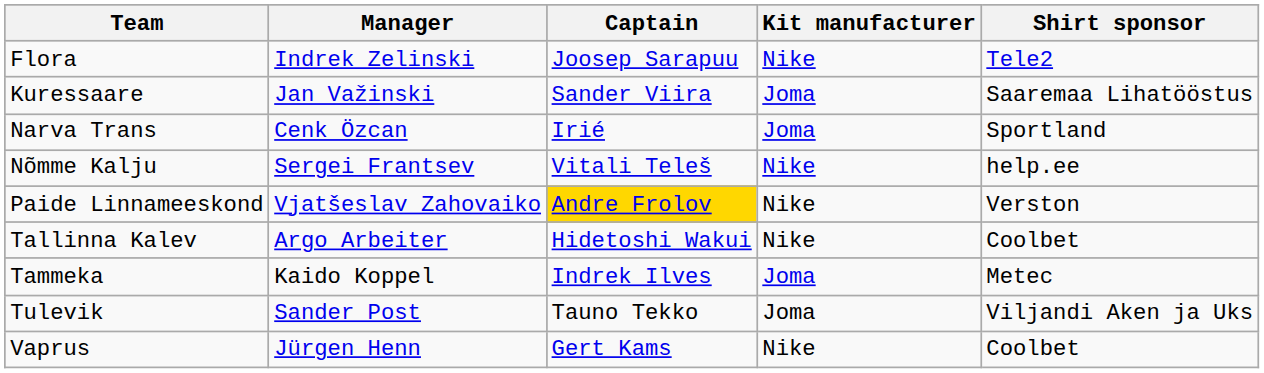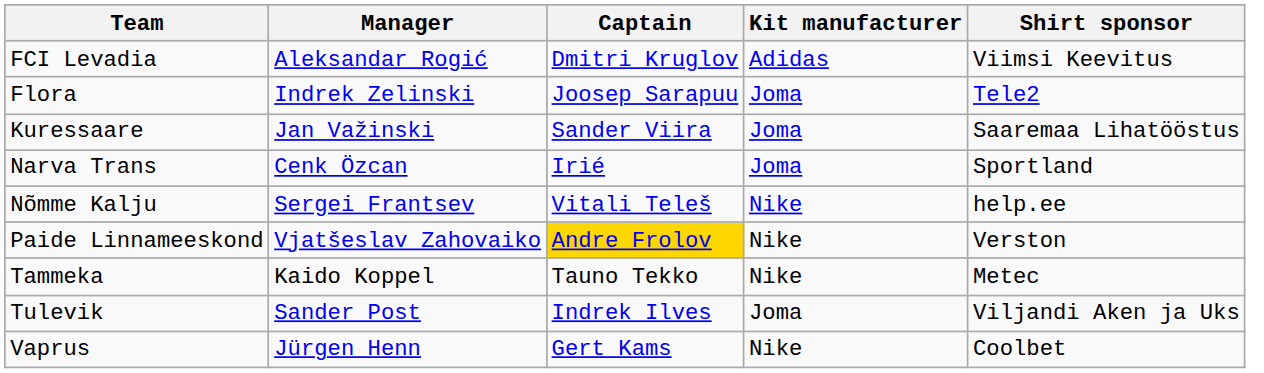+ row: (84, 59)
(789, 59) Nike -> (776, 95) Joma
- row: (104, 240)
(632, 277) Indrek Ilves -> (625, 277) Tauno Tekko
(789, 277) Joma -> (776, 277) Nike
(625, 313) Tauno Tekko -> (632, 313) Indrek Ilves
